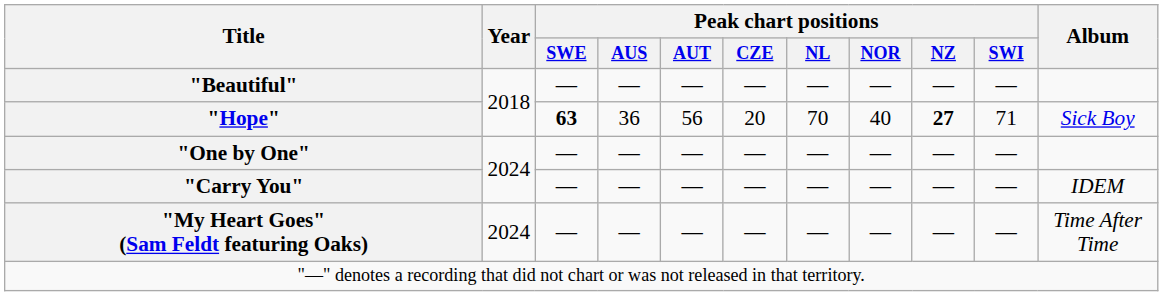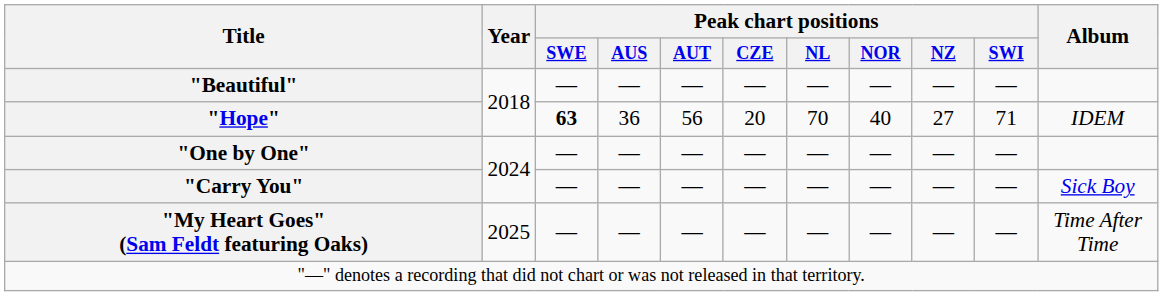(943, 118) bold -> (943, 118) normal
(1098, 118) Sick Boy -> (1098, 118) IDEM
(1098, 186) IDEM -> (1098, 186) Sick Boy
(509, 231) 2024 -> (509, 231) 2025
